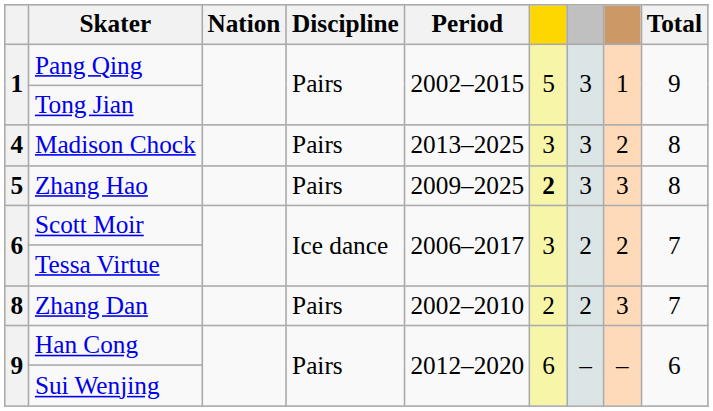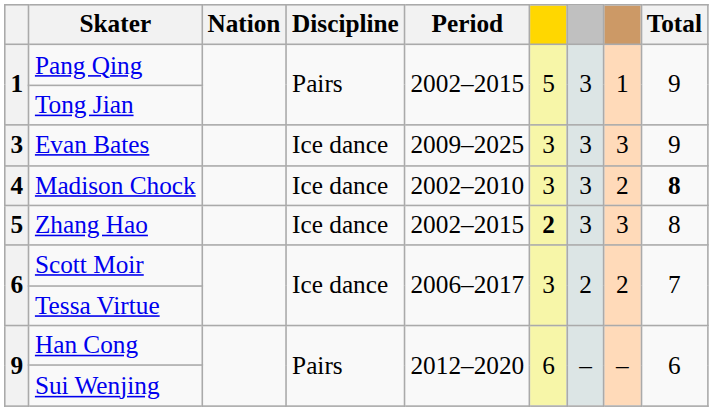+ row: (92, 144)
(317, 144) Pairs -> (340, 184) Ice dance
(467, 144) 2013–2025 -> (467, 184) 2002–2010
(674, 144) normal -> (674, 184) bold
(317, 184) Pairs -> (340, 225) Ice dance
(467, 184) 2009–2025 -> (467, 225) 2002–2015
- row: (91, 305)
